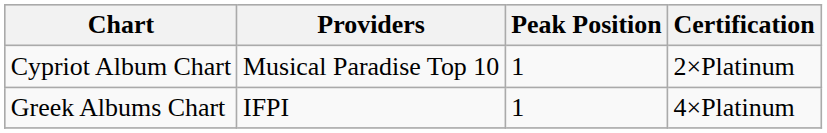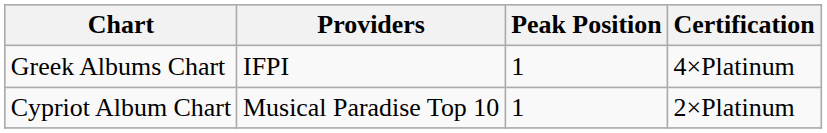rows swapped: (118, 107) <-> (121, 66)
